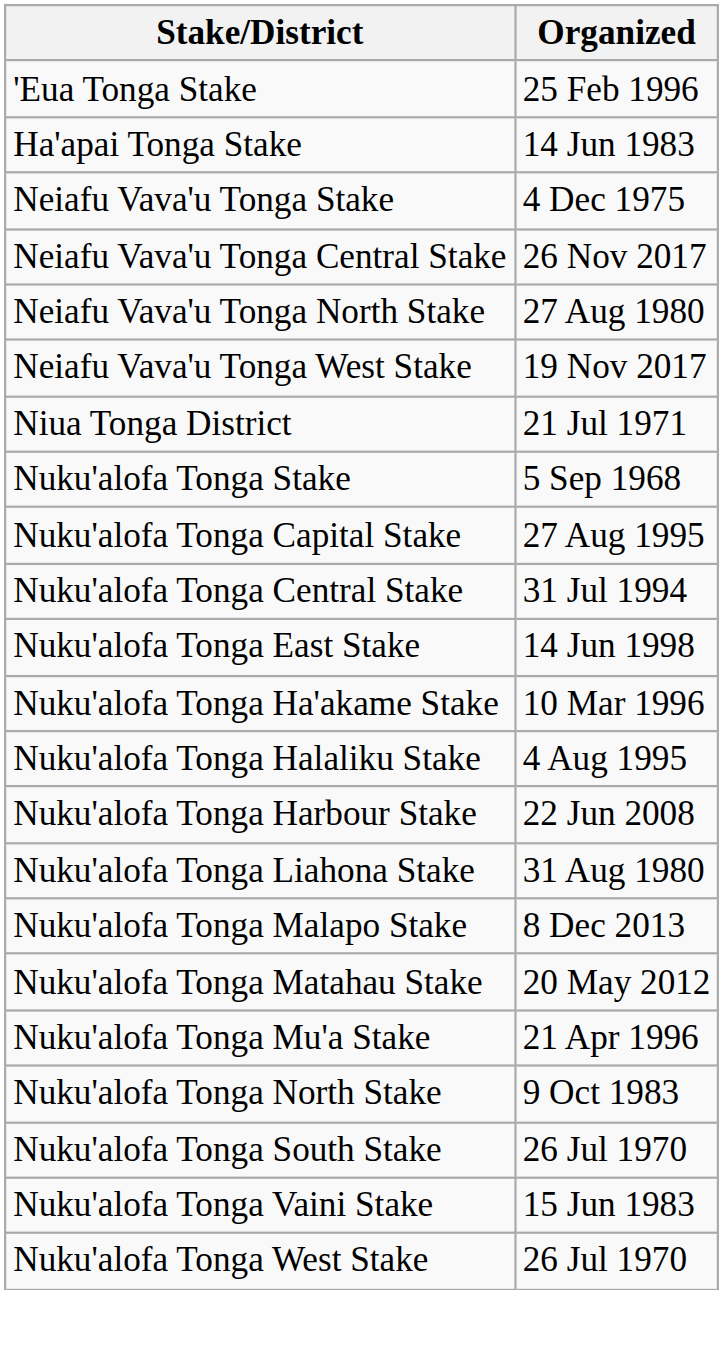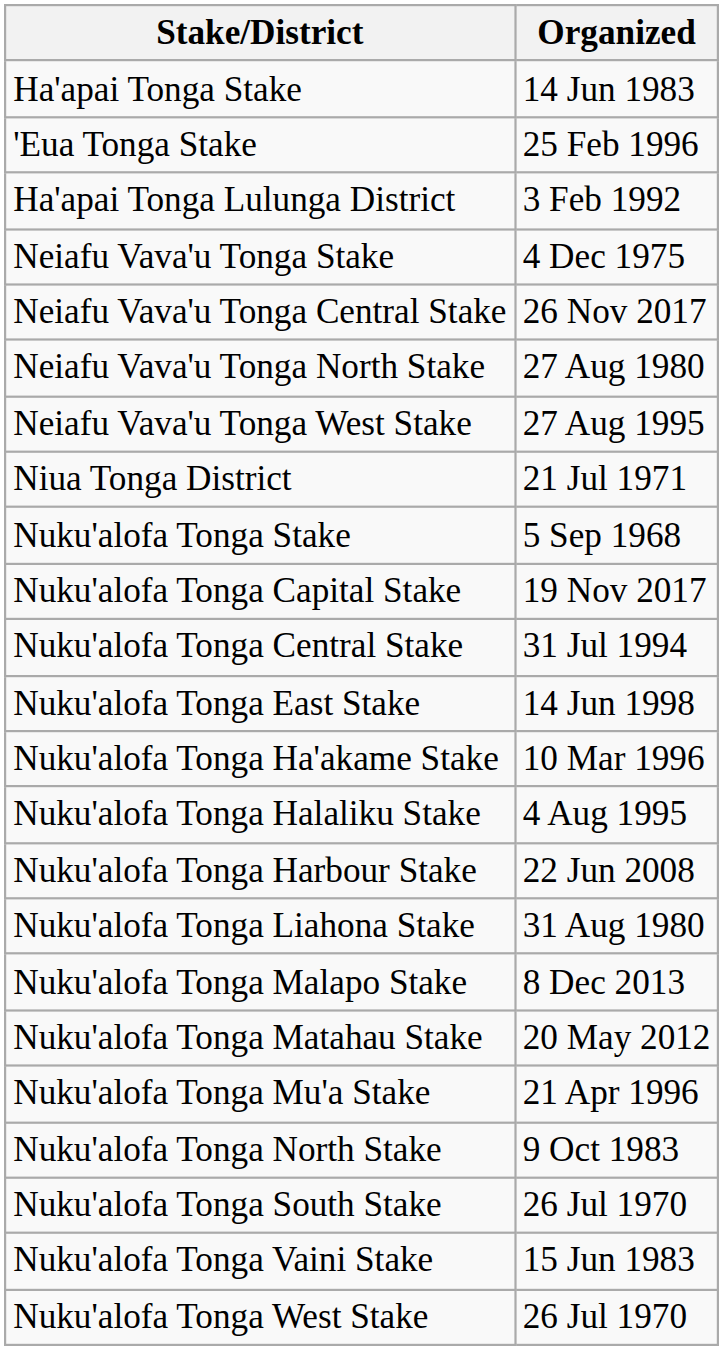rows swapped: (135, 88) <-> (158, 144)
+ row: (234, 199)
(615, 367) 19 Nov 2017 -> (614, 423) 27 Aug 1995
(614, 534) 27 Aug 1995 -> (615, 590) 19 Nov 2017
